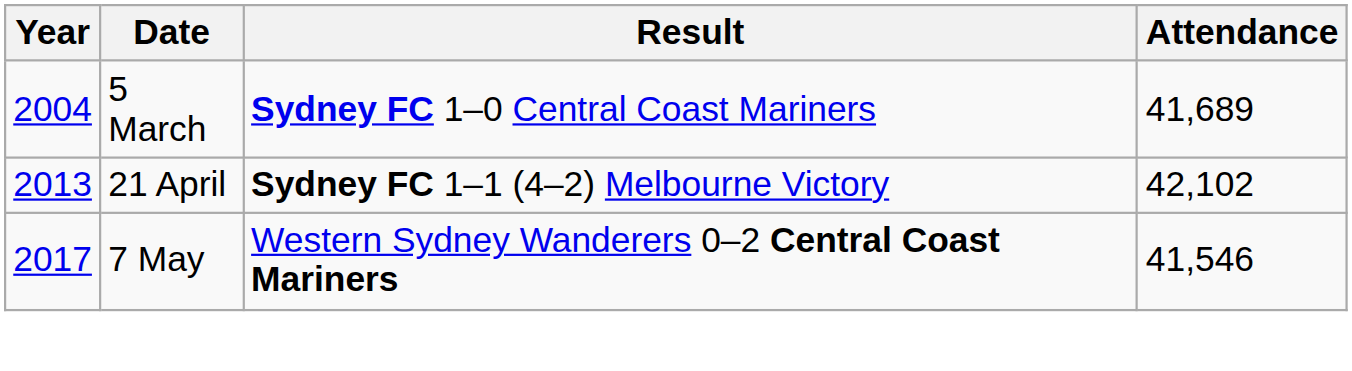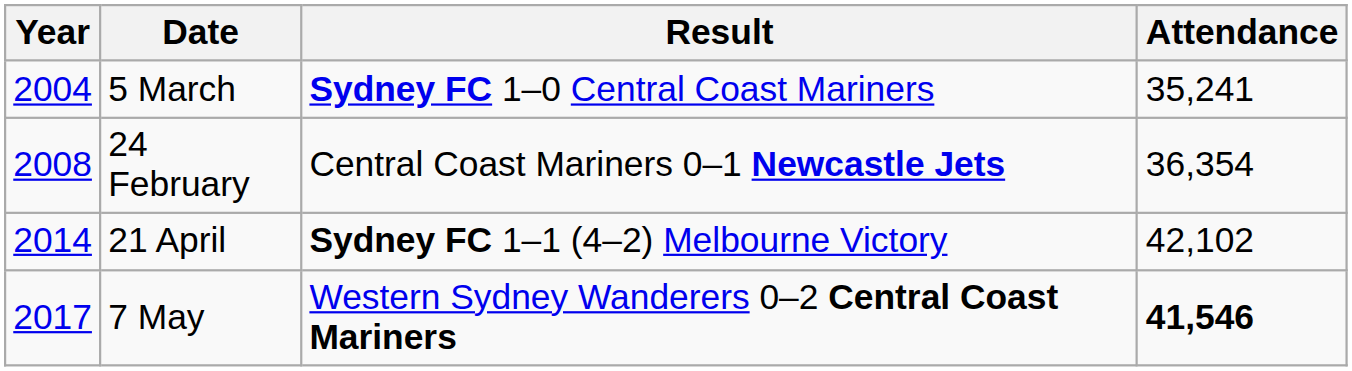(1200, 108) 41,689 -> (1200, 88) 35,241
+ row: (179, 164)
(53, 184) 2013 -> (53, 240) 2014
(1200, 260) normal -> (1200, 316) bold
